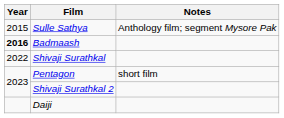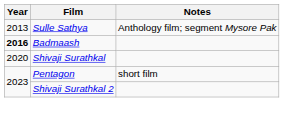(17, 27) 2015 -> (17, 27) 2013
(17, 58) 2022 -> (17, 58) 2020
- row: (42, 105)
